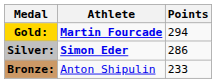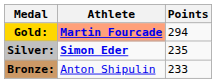(111, 32) no background -> (111, 32) lightsalmon background
(178, 51) 286 -> (178, 51) 235
